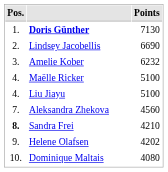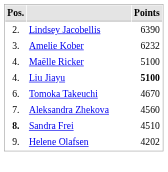- row: (59, 29)
(150, 46) 6690 -> (150, 29) 6390
(150, 94) normal -> (150, 78) bold
+ row: (63, 94)
(150, 126) 4210 -> (150, 126) 4510
- row: (66, 158)
